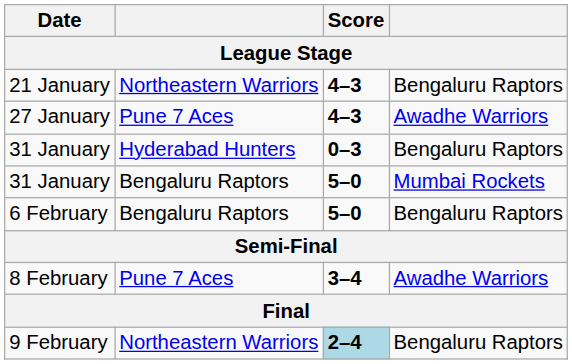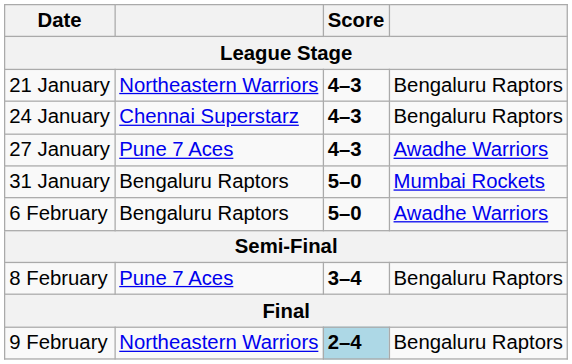+ row: (60, 117)
- row: (60, 149)
(478, 213) Bengaluru Raptors -> (471, 213) Awadhe Warriors
(471, 278) Awadhe Warriors -> (478, 278) Bengaluru Raptors
